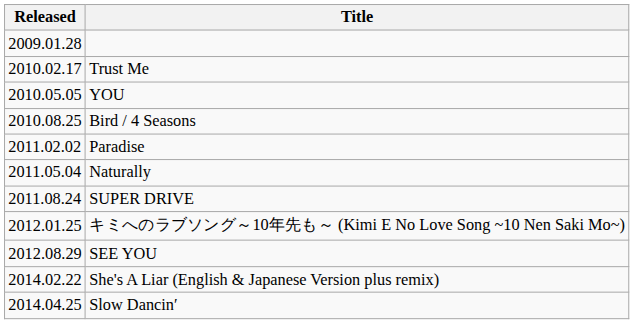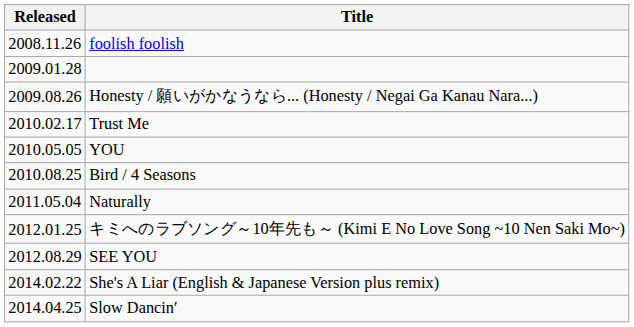+ row: (137, 43)
+ row: (314, 96)
- row: (117, 146)
- row: (142, 198)
